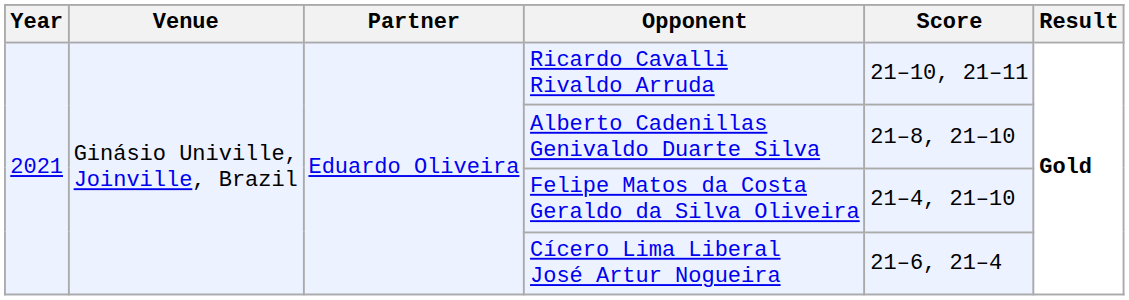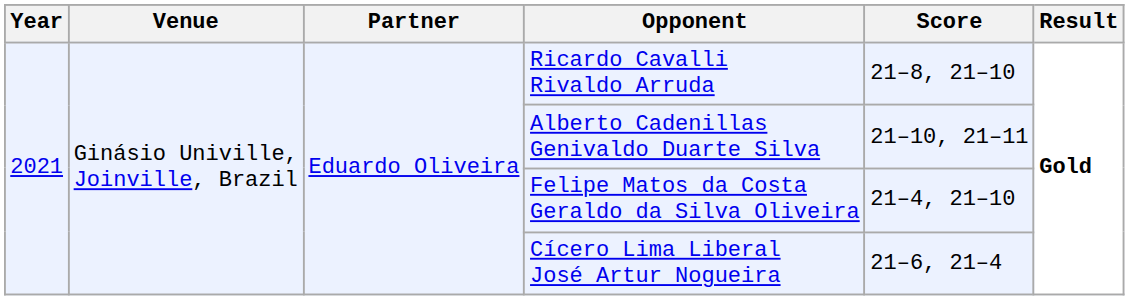(949, 73) 21–10, 21–11 -> (943, 73) 21–8, 21–10
(943, 136) 21–8, 21–10 -> (949, 136) 21–10, 21–11
